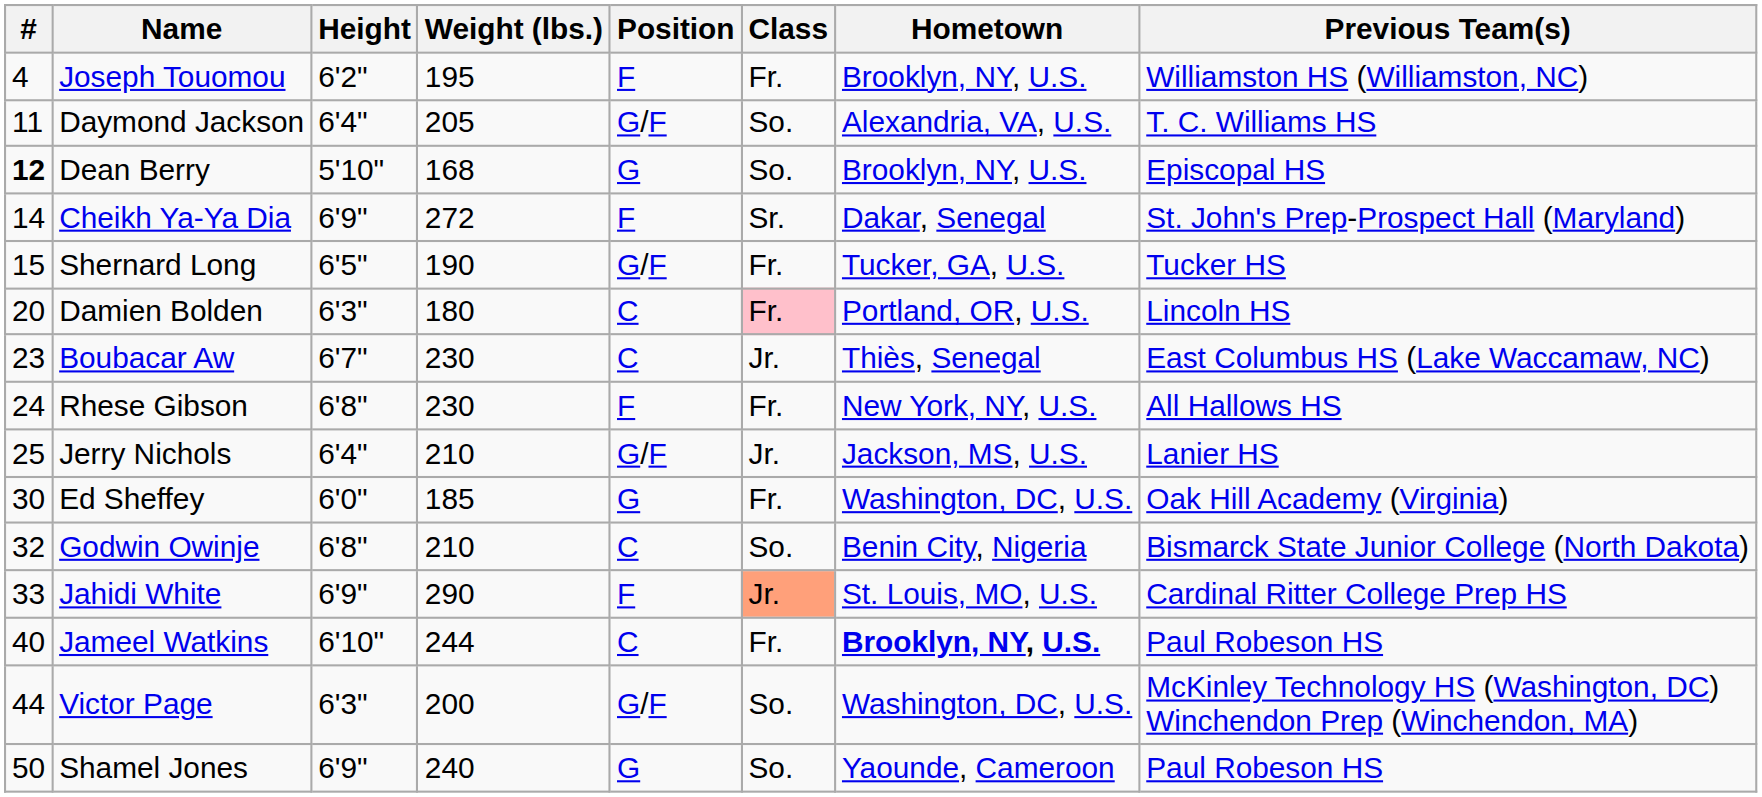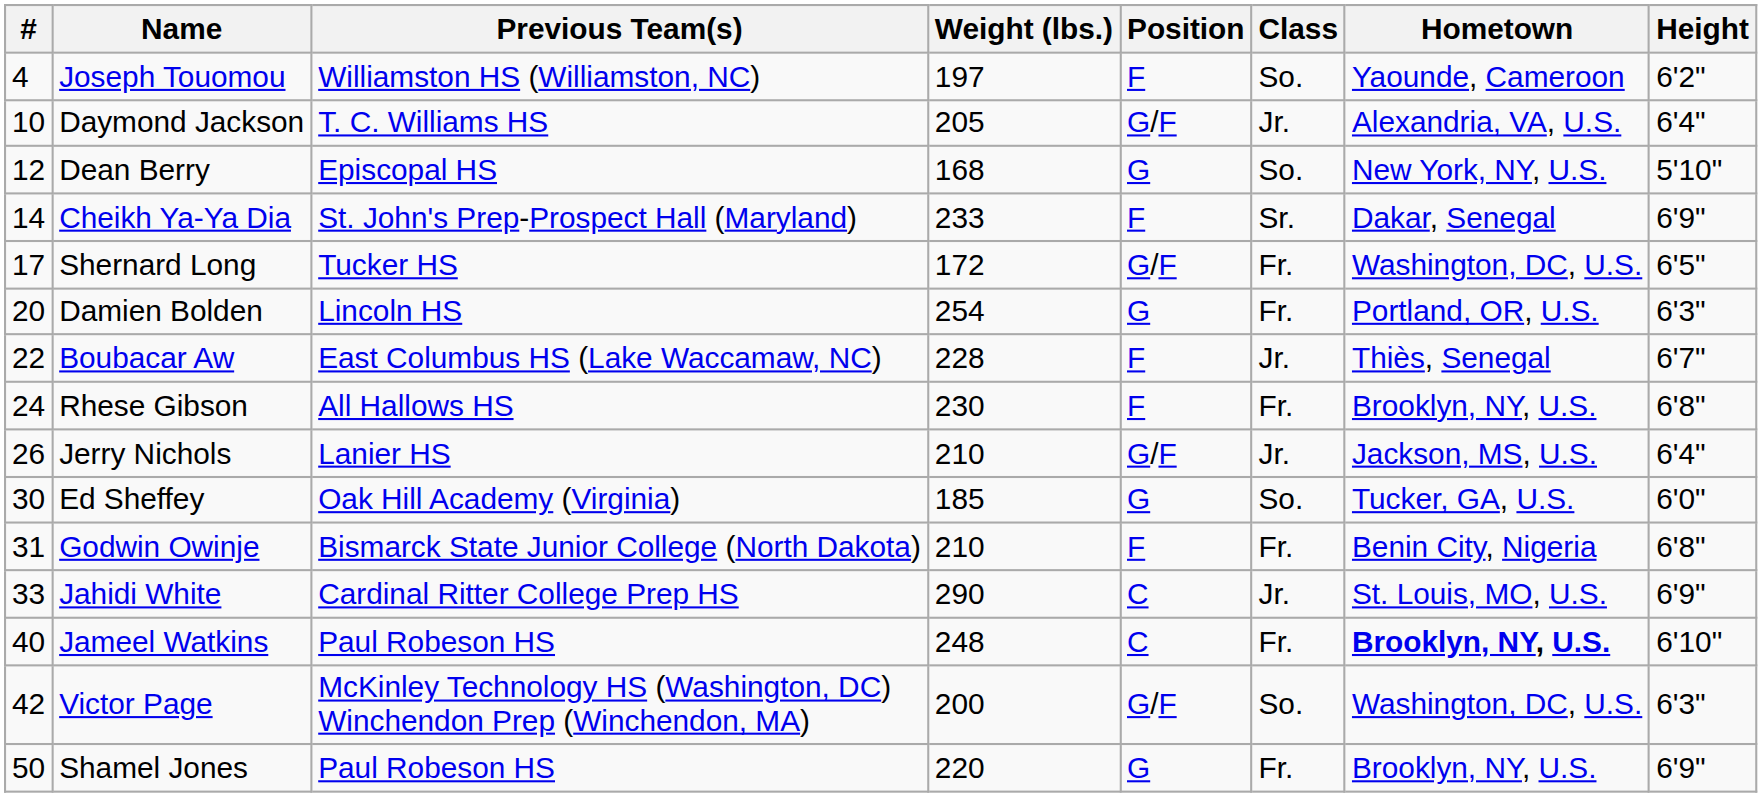columns swapped: (365, 29) <-> (1448, 29)
(450, 76) 195 -> (960, 76) 197
(766, 76) Fr. -> (1281, 76) So.
(964, 76) Brooklyn, NY, U.S. -> (1488, 76) Yaounde, Cameroon
(27, 123) 11 -> (29, 123) 10
(771, 123) So. -> (1274, 123) Jr.
(29, 170) bold -> (29, 170) normal
(964, 170) Brooklyn, NY, U.S. -> (1479, 170) New York, NY, U.S.
(450, 217) 272 -> (960, 217) 233
(29, 264) 15 -> (29, 264) 17
(450, 264) 190 -> (960, 264) 172
(953, 264) Tucker, GA, U.S. -> (1497, 264) Washington, DC, U.S.
(450, 312) 180 -> (960, 312) 254
(628, 312) C -> (1139, 312) G
(766, 312) pink background -> (1276, 312) no background
(29, 359) 23 -> (29, 359) 22
(450, 359) 230 -> (960, 359) 228
(628, 359) C -> (1136, 359) F
(969, 406) New York, NY, U.S. -> (1474, 406) Brooklyn, NY, U.S.
(29, 453) 25 -> (29, 453) 26
(766, 500) Fr. -> (1281, 500) So.
(987, 500) Washington, DC, U.S. -> (1463, 500) Tucker, GA, U.S.
(29, 547) 32 -> (29, 547) 31
(628, 547) C -> (1136, 547) F
(771, 547) So. -> (1276, 547) Fr.
(626, 594) F -> (1138, 594) C
(764, 594) lightsalmon background -> (1274, 594) no background
(450, 641) 244 -> (960, 641) 248
(29, 705) 44 -> (29, 705) 42
(450, 768) 240 -> (960, 768) 220
(771, 768) So. -> (1276, 768) Fr.
(978, 768) Yaounde, Cameroon -> (1474, 768) Brooklyn, NY, U.S.
